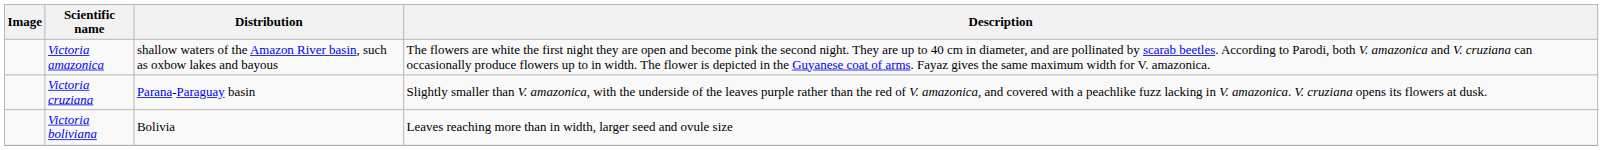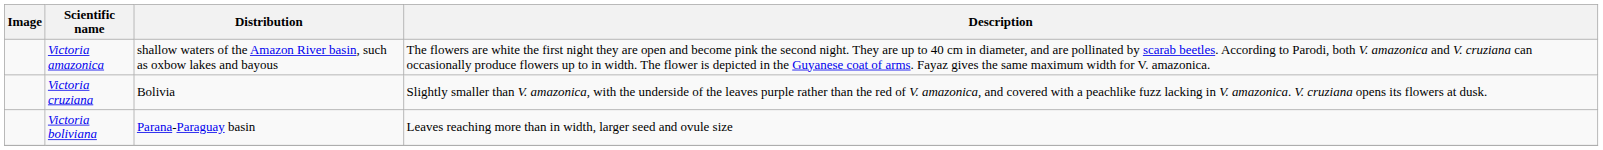(196, 92) Parana-Paraguay basin -> (156, 92) Bolivia
(156, 127) Bolivia -> (196, 127) Parana-Paraguay basin
